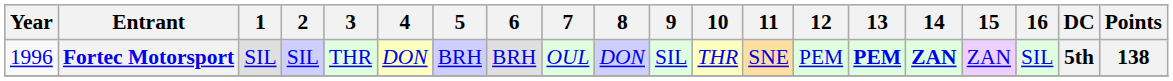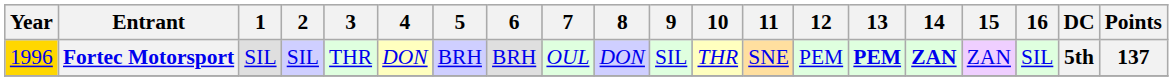(31, 57) no background -> (31, 57) gold background
(1133, 57) 138 -> (1133, 57) 137
